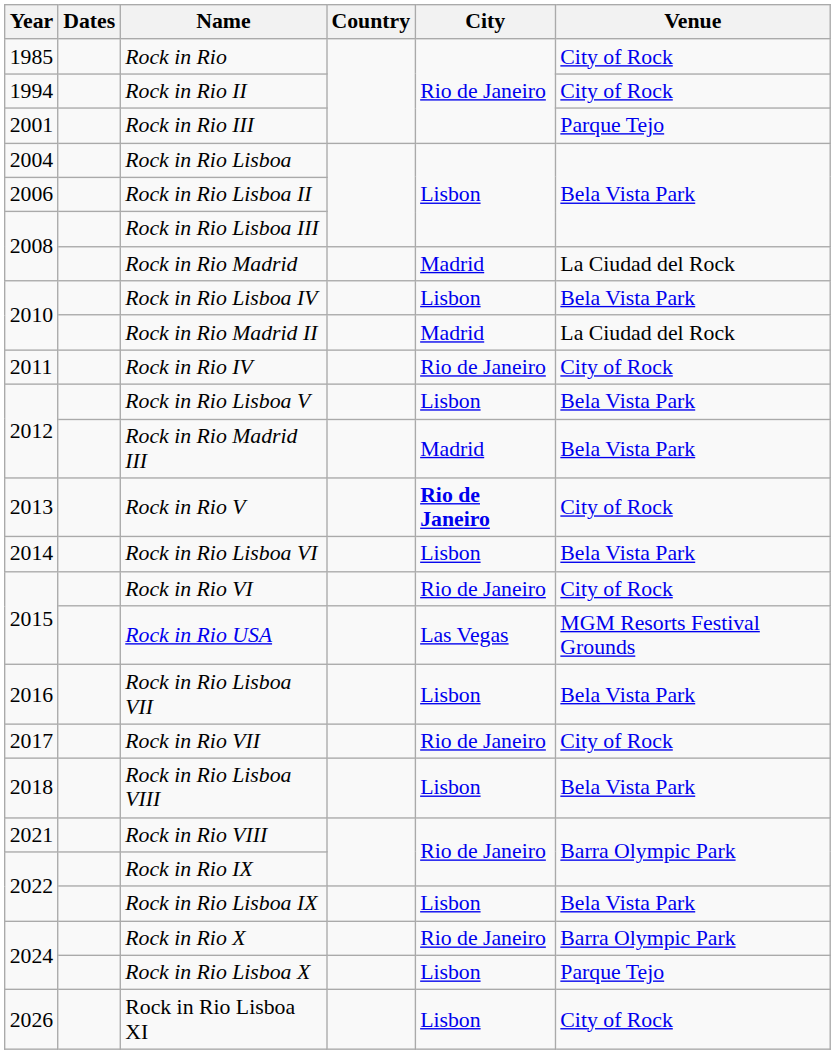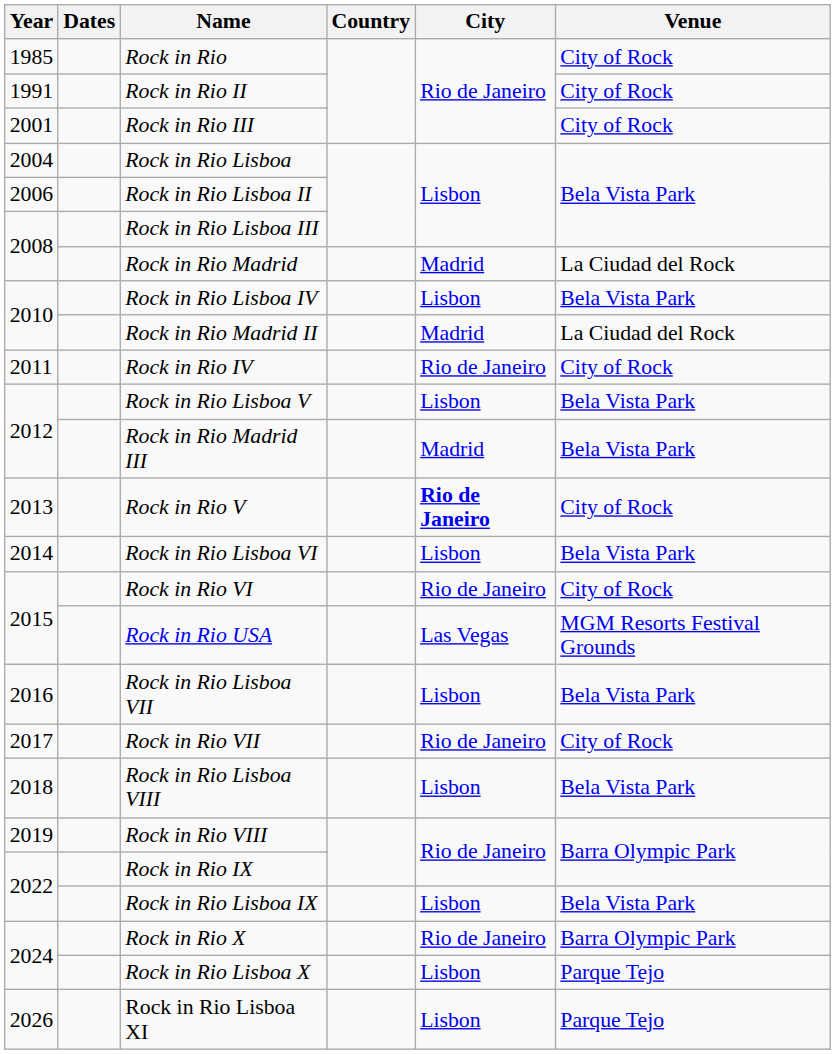(31, 90) 1994 -> (31, 90) 1991
(612, 125) Parque Tejo -> (617, 125) City of Rock
(31, 834) 2021 -> (31, 834) 2019
(617, 1019) City of Rock -> (612, 1019) Parque Tejo
